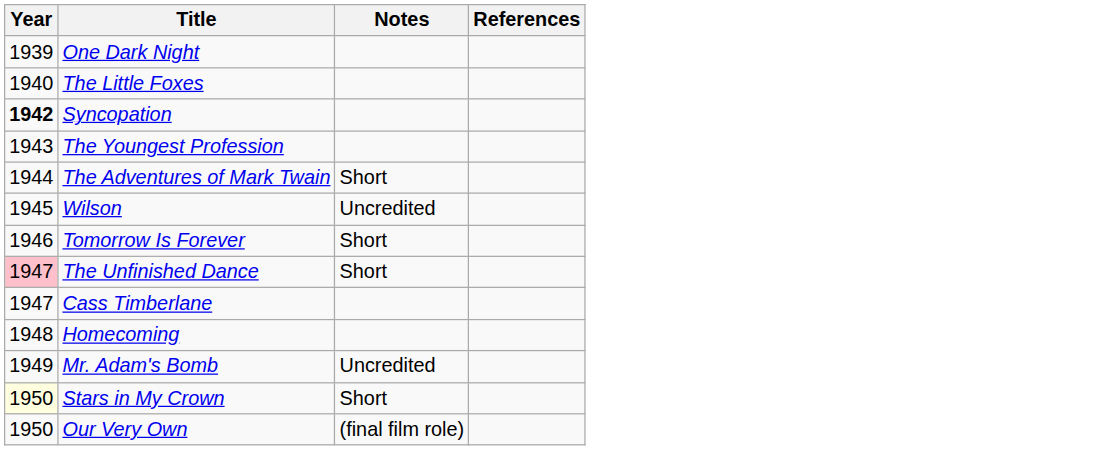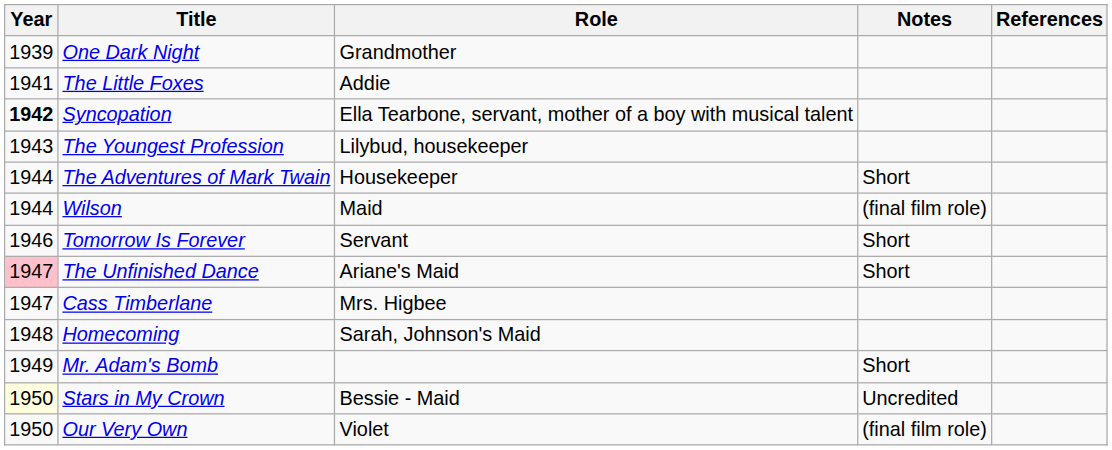+ column: (596, 20)
(31, 83) 1940 -> (31, 83) 1941
(31, 209) 1945 -> (31, 209) 1944
(388, 209) Uncredited -> (925, 209) (final film role)
(388, 366) Uncredited -> (886, 366) Short
(363, 397) Short -> (910, 397) Uncredited
